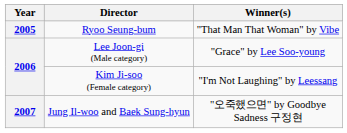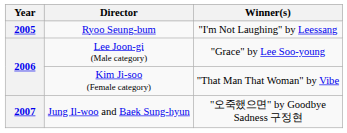(268, 29) "That Man That Woman" by Vibe -> (268, 29) "I'm Not Laughing" by Leessang
(268, 80) "I'm Not Laughing" by Leessang -> (268, 80) "That Man That Woman" by Vibe
